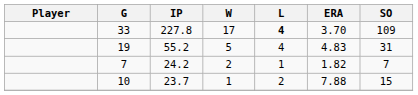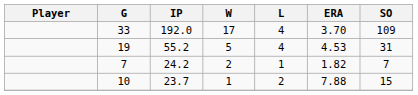(176, 30) 227.8 -> (176, 30) 192.0
(281, 30) bold -> (281, 30) normal
(334, 47) 4.83 -> (334, 47) 4.53
